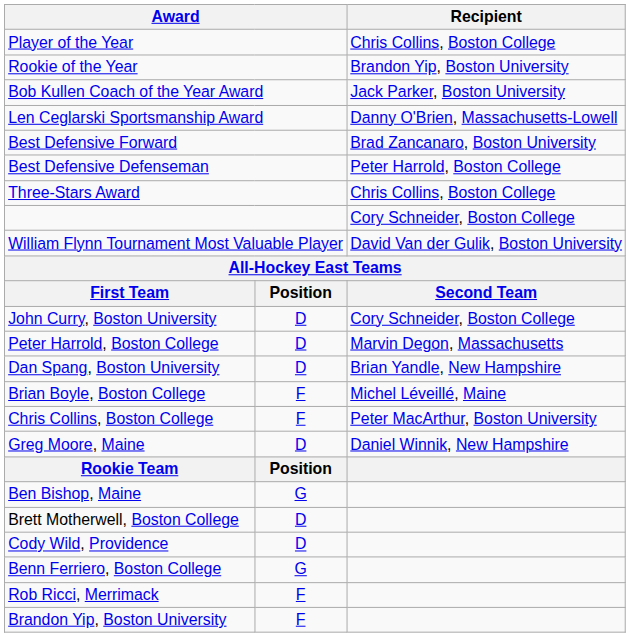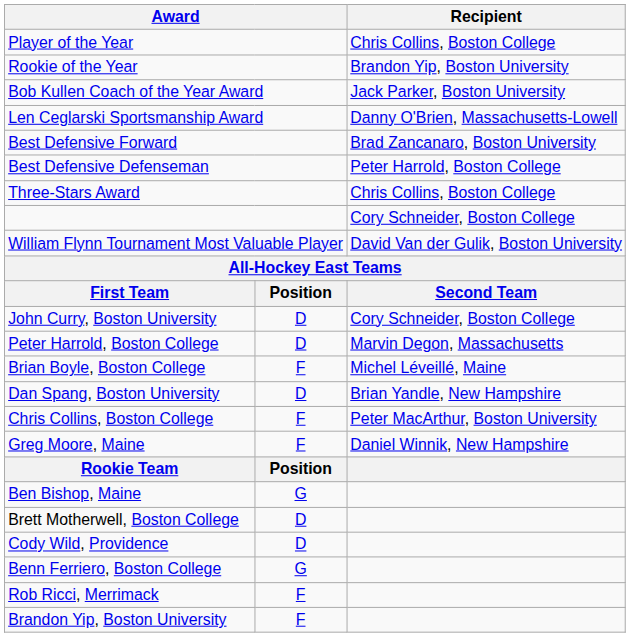rows swapped: (114, 368) <-> (107, 393)
(301, 444) D -> (301, 444) F
